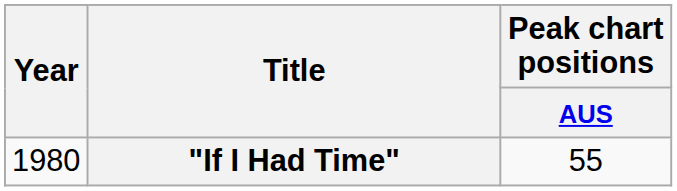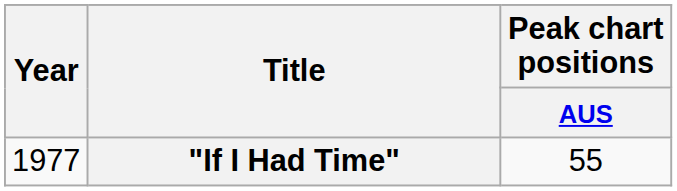(46, 160) 1980 -> (46, 160) 1977
